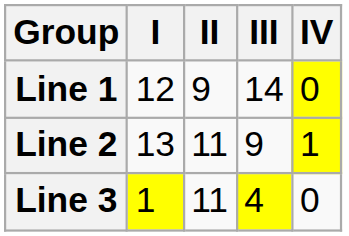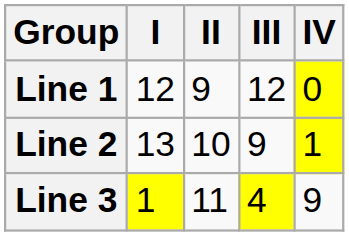(264, 88) 14 -> (267, 88) 12
(210, 144) 11 -> (211, 144) 10
(310, 200) 0 -> (312, 200) 9
